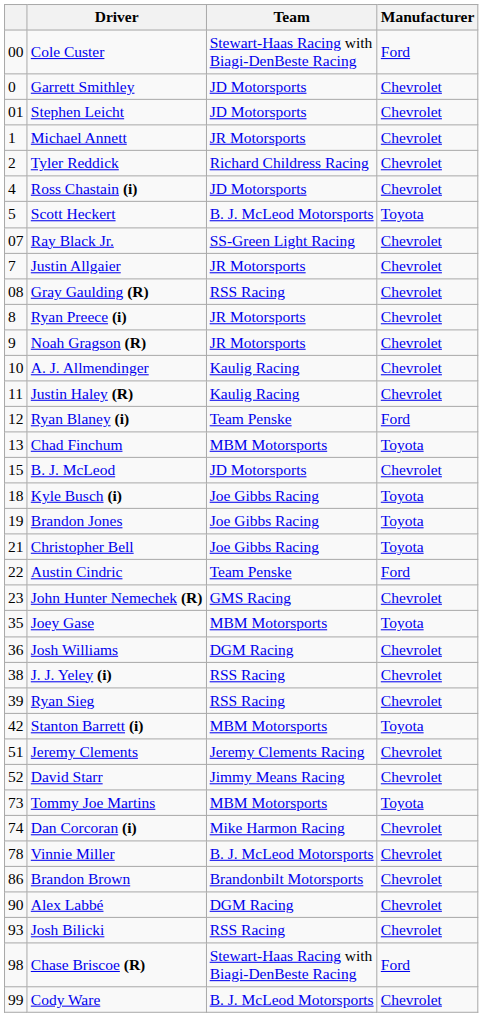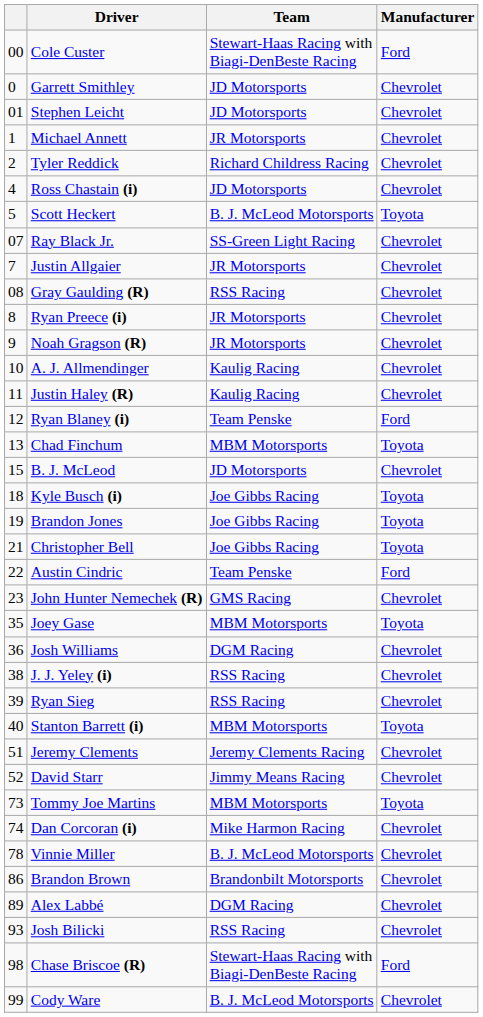(16, 726) 42 -> (16, 726) 40
(16, 904) 90 -> (16, 904) 89
